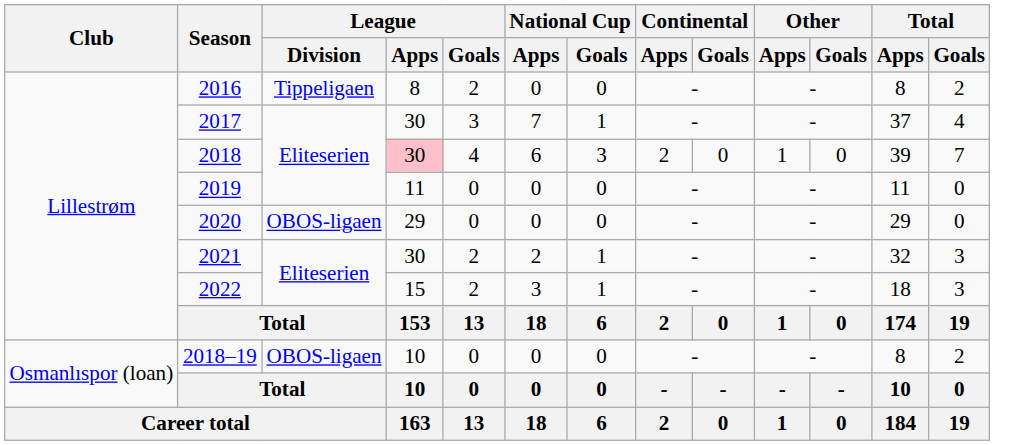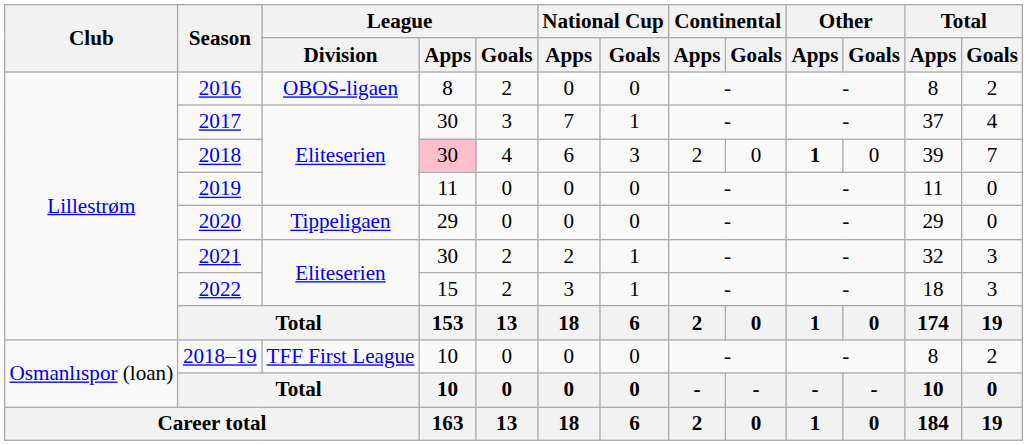(324, 88) Tippeligaen -> (340, 88) OBOS-ligaen
(782, 155) normal -> (815, 155) bold
(324, 222) OBOS-ligaen -> (340, 222) Tippeligaen
(324, 356) OBOS-ligaen -> (340, 356) TFF First League
